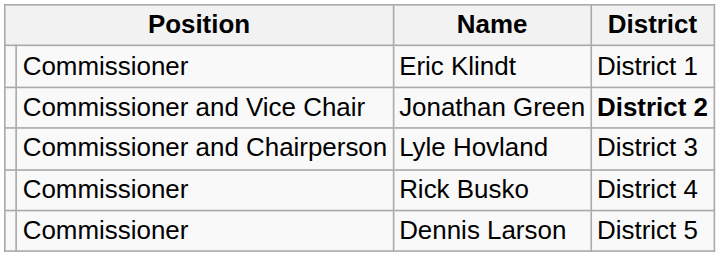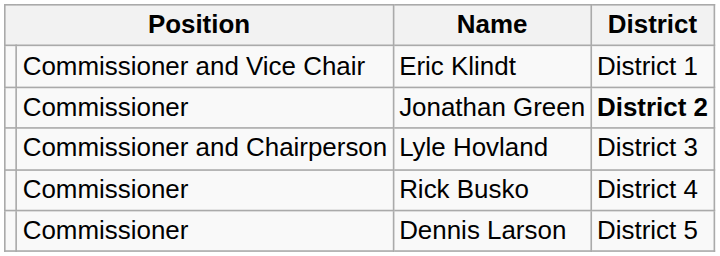(106, 66) Commissioner -> (194, 66) Commissioner and Vice Chair
(194, 107) Commissioner and Vice Chair -> (106, 107) Commissioner
